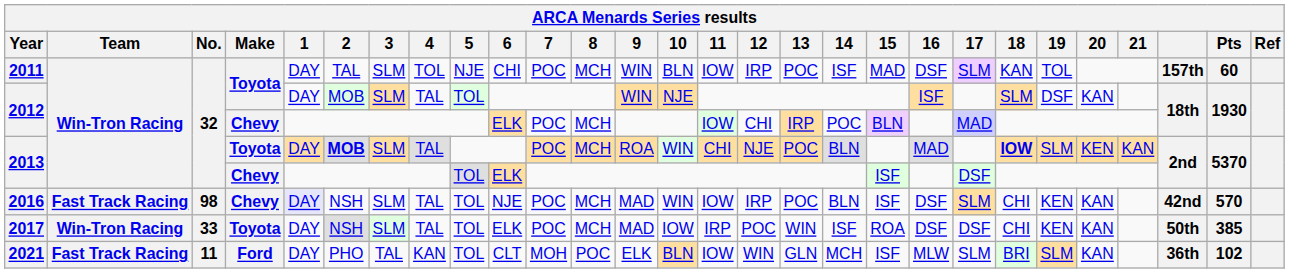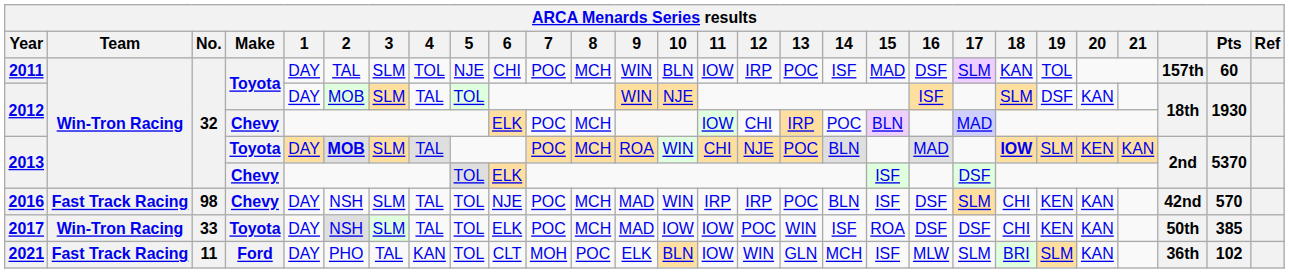(304, 202) lavender background -> (304, 202) no background
(718, 202) IOW -> (718, 202) IRP
(718, 228) IRP -> (718, 228) IOW
